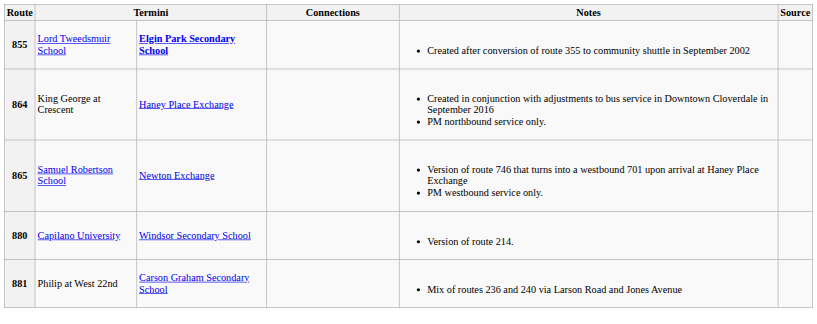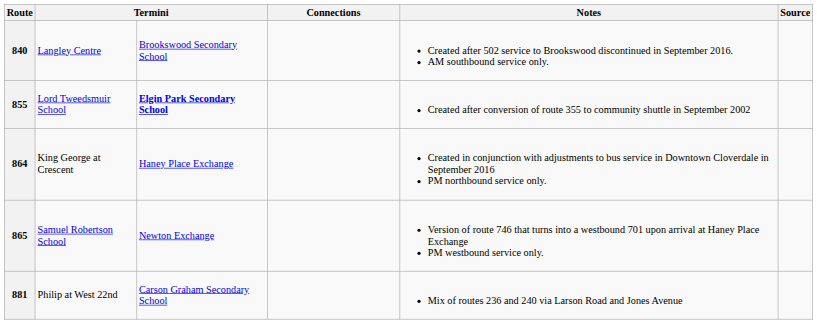+ row: (20, 50)
- row: (20, 235)
